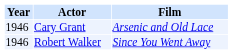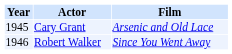(17, 27) 1946 -> (17, 27) 1945
